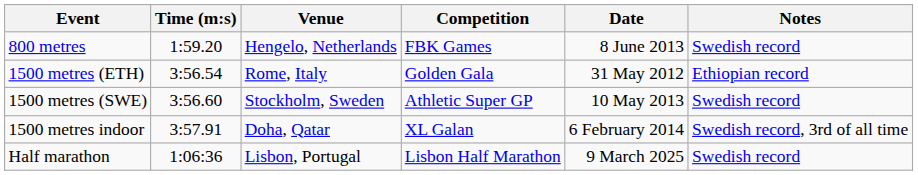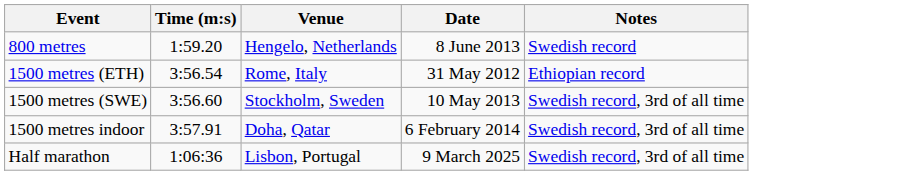- column: (483, 18)
(746, 101) Swedish record -> (636, 101) Swedish record, 3rd of all time
(746, 156) Swedish record -> (636, 156) Swedish record, 3rd of all time
